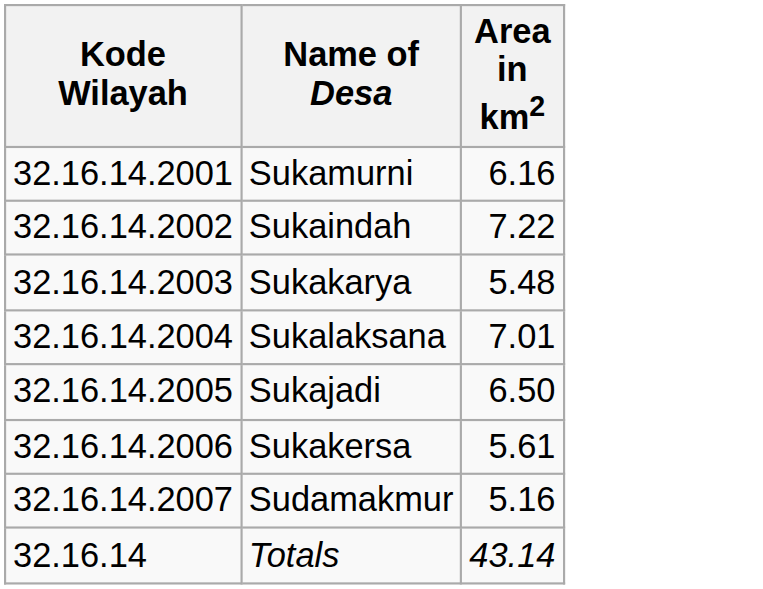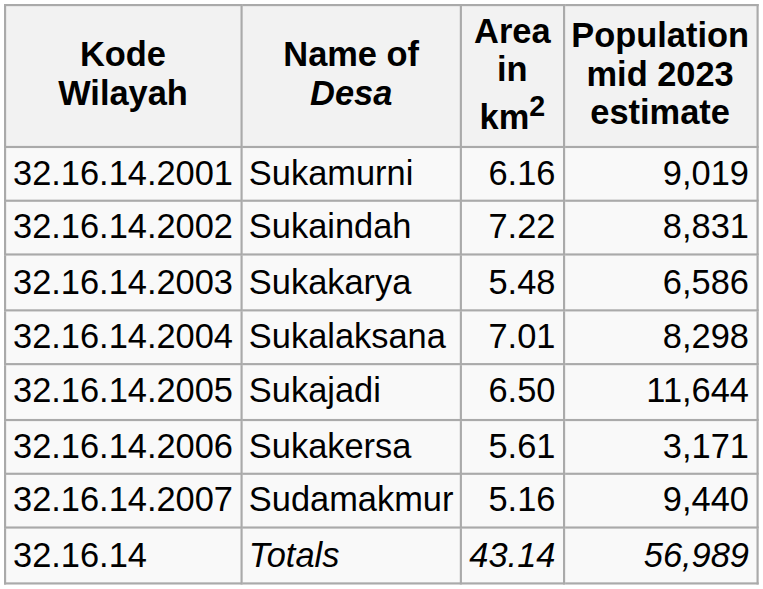+ column: (660, 75)
